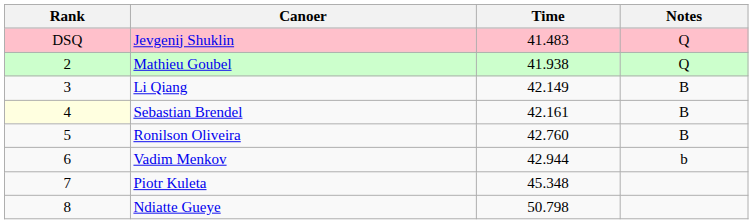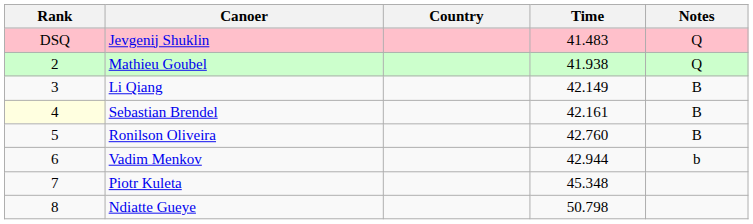+ column: (456, 16)
